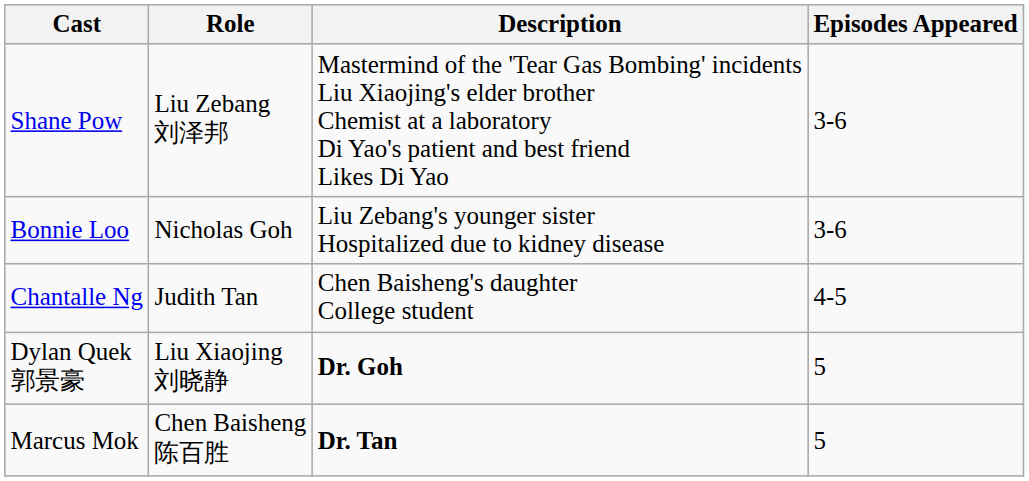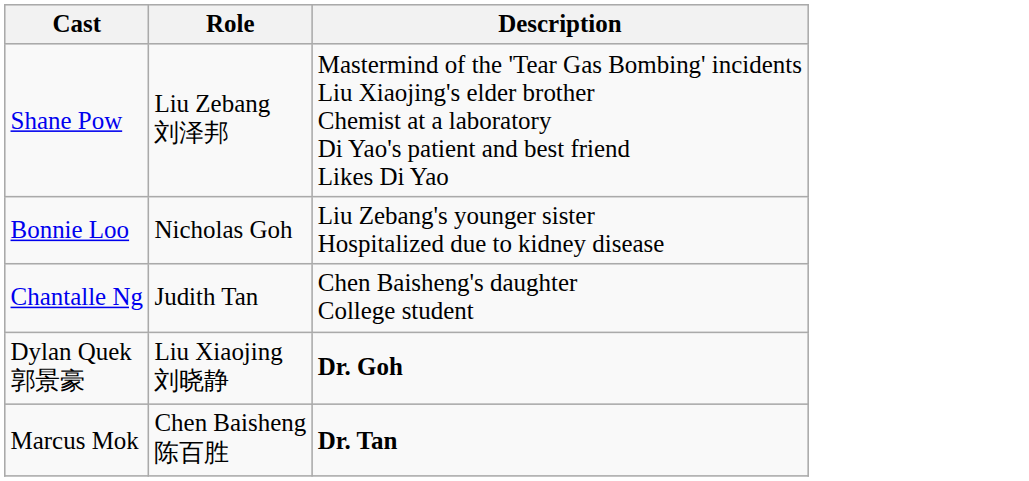- column: (916, 24)
